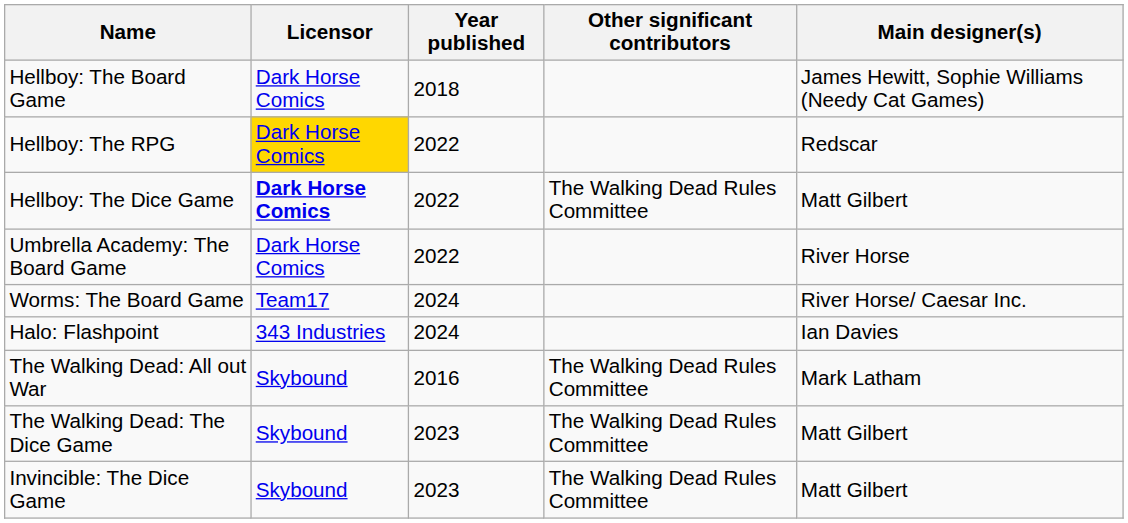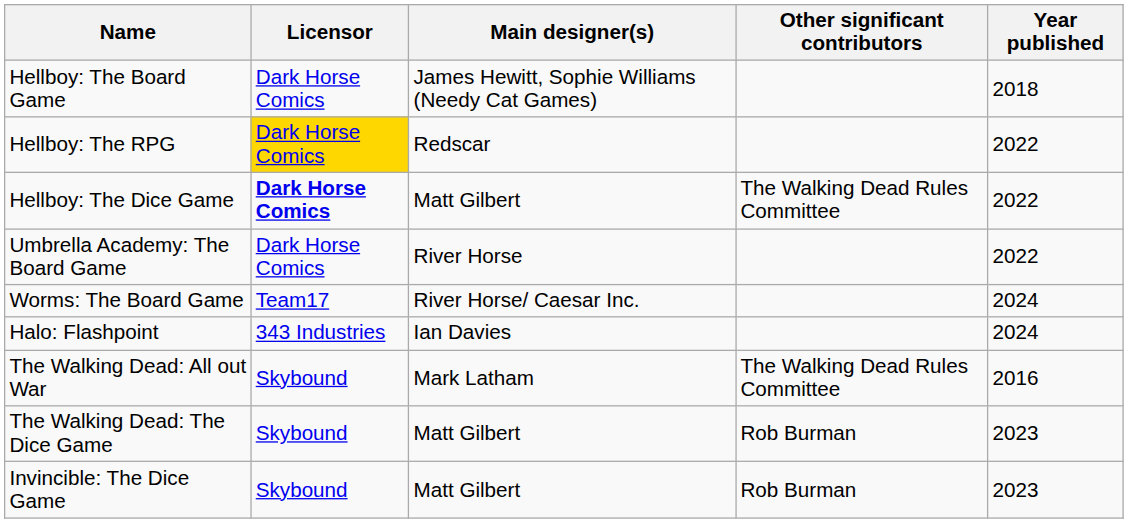columns swapped: (960, 32) <-> (476, 32)
(662, 433) The Walking Dead Rules Committee -> (798, 433) Rob Burman
(662, 489) The Walking Dead Rules Committee -> (798, 489) Rob Burman
